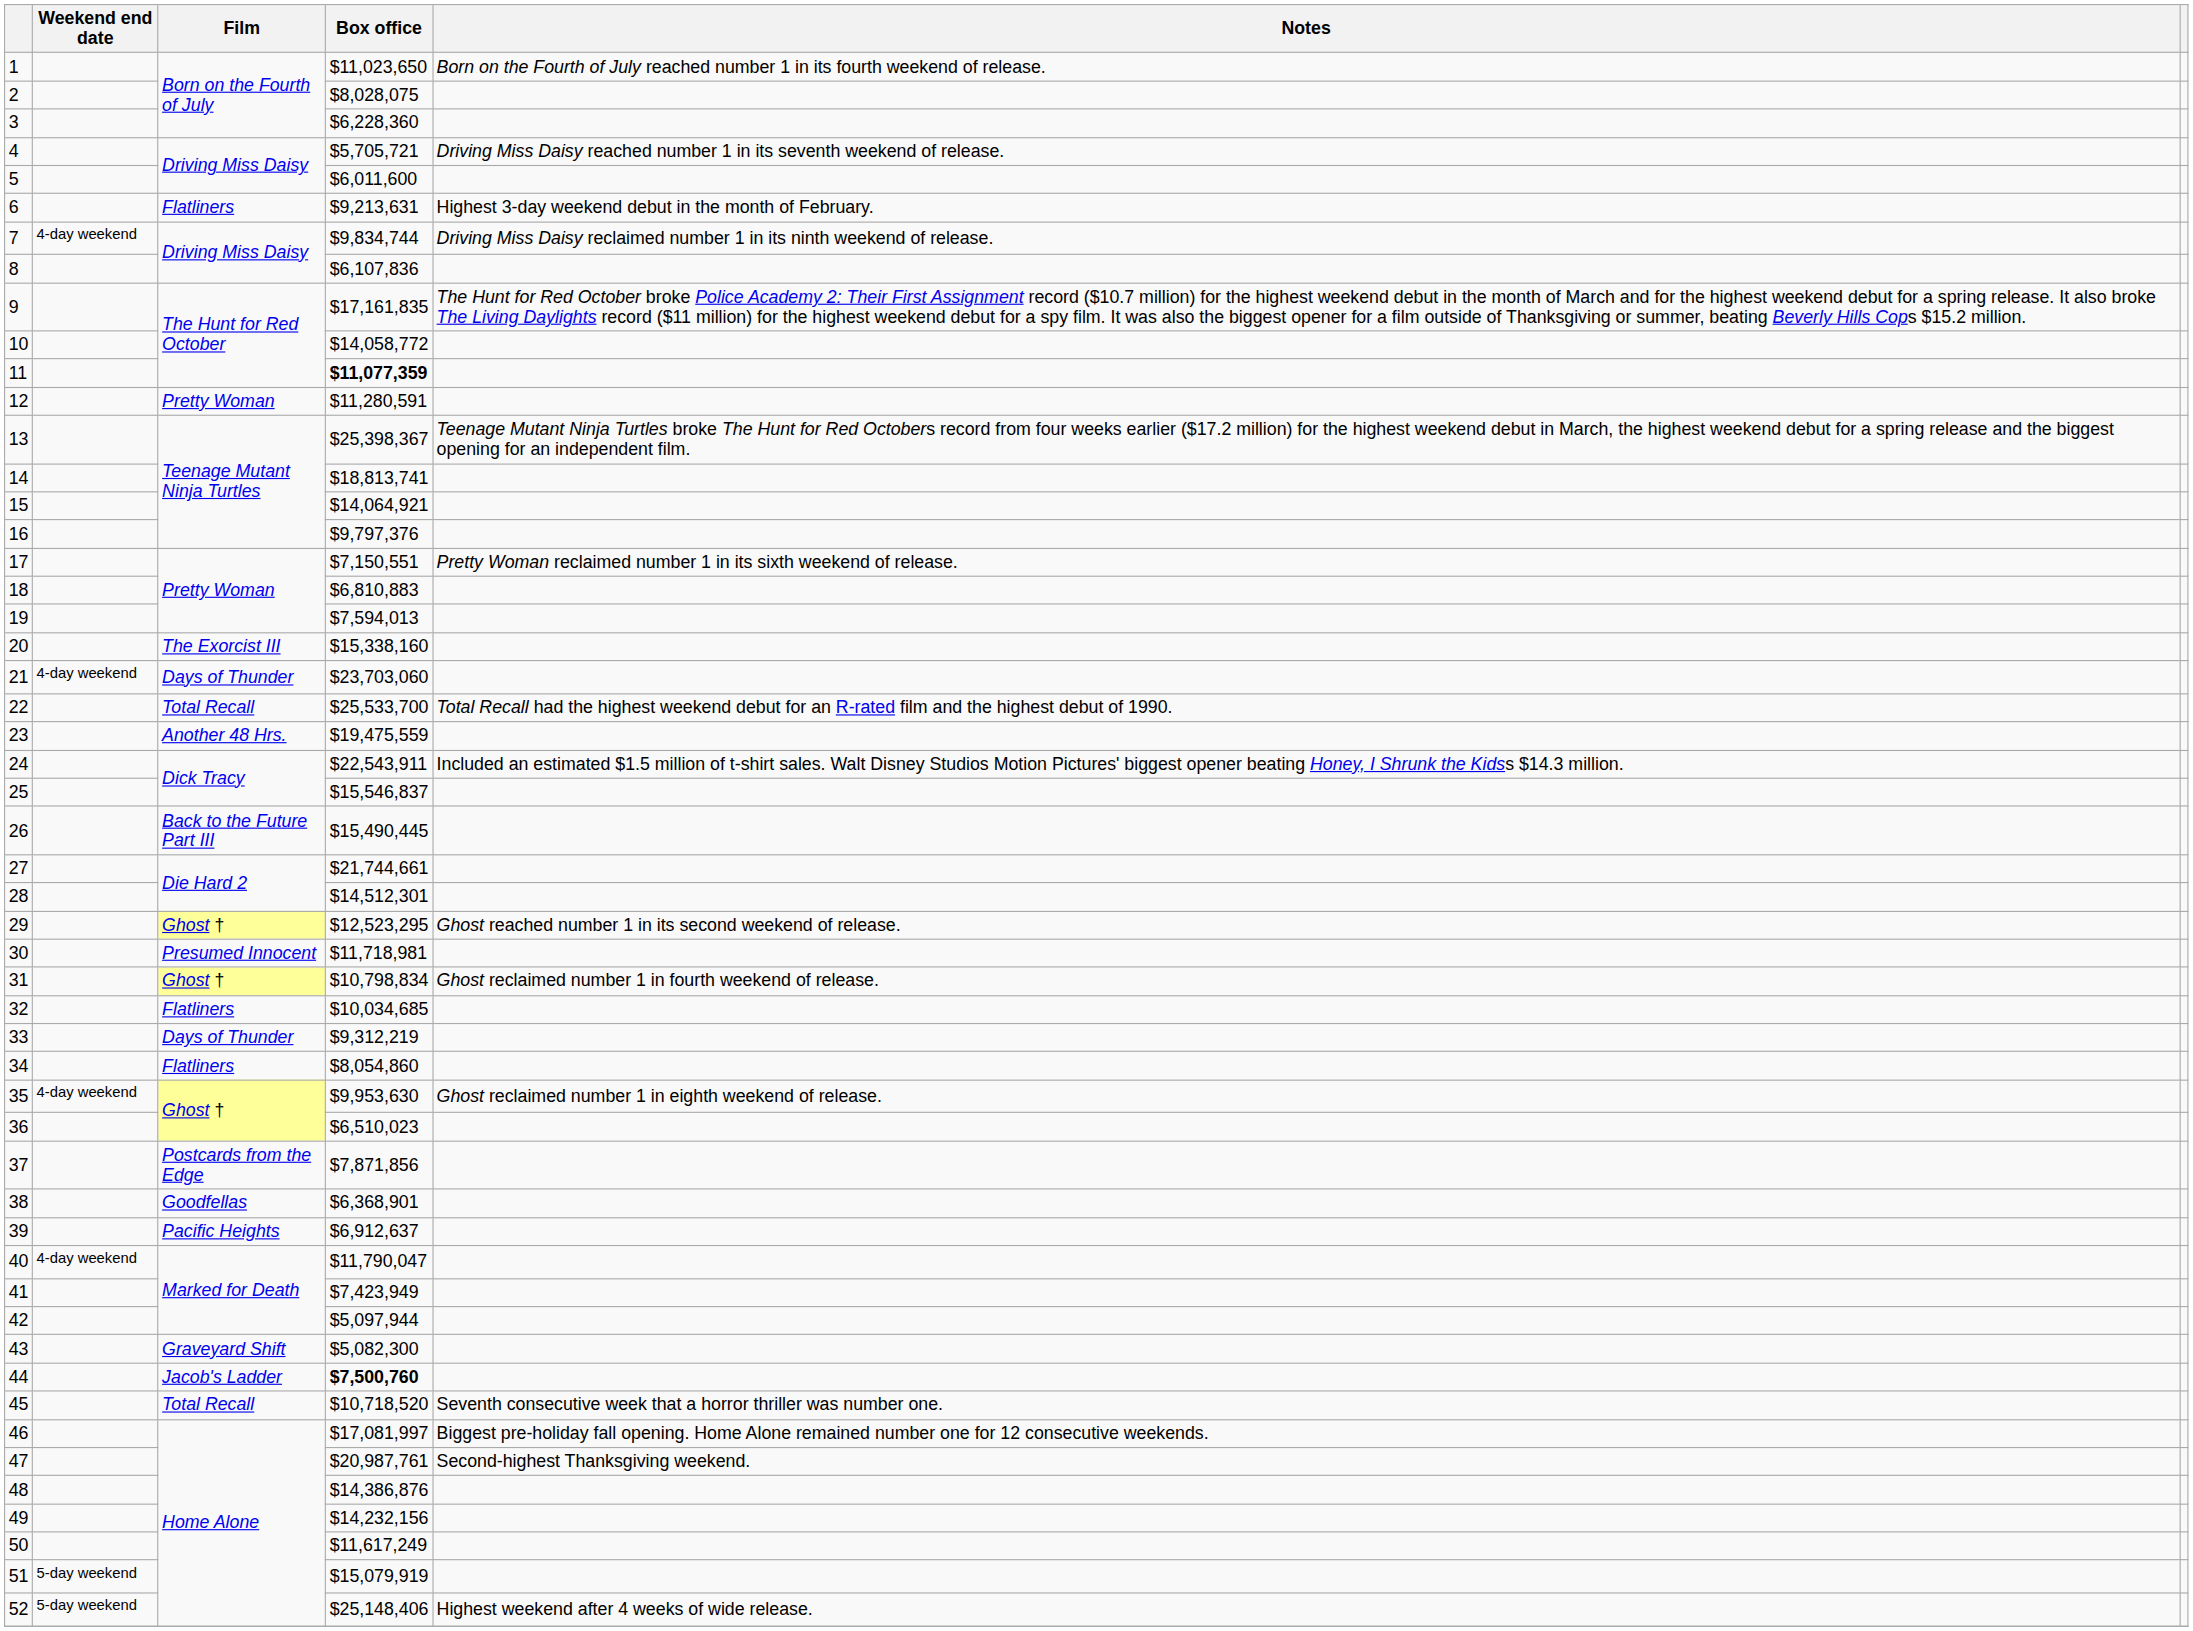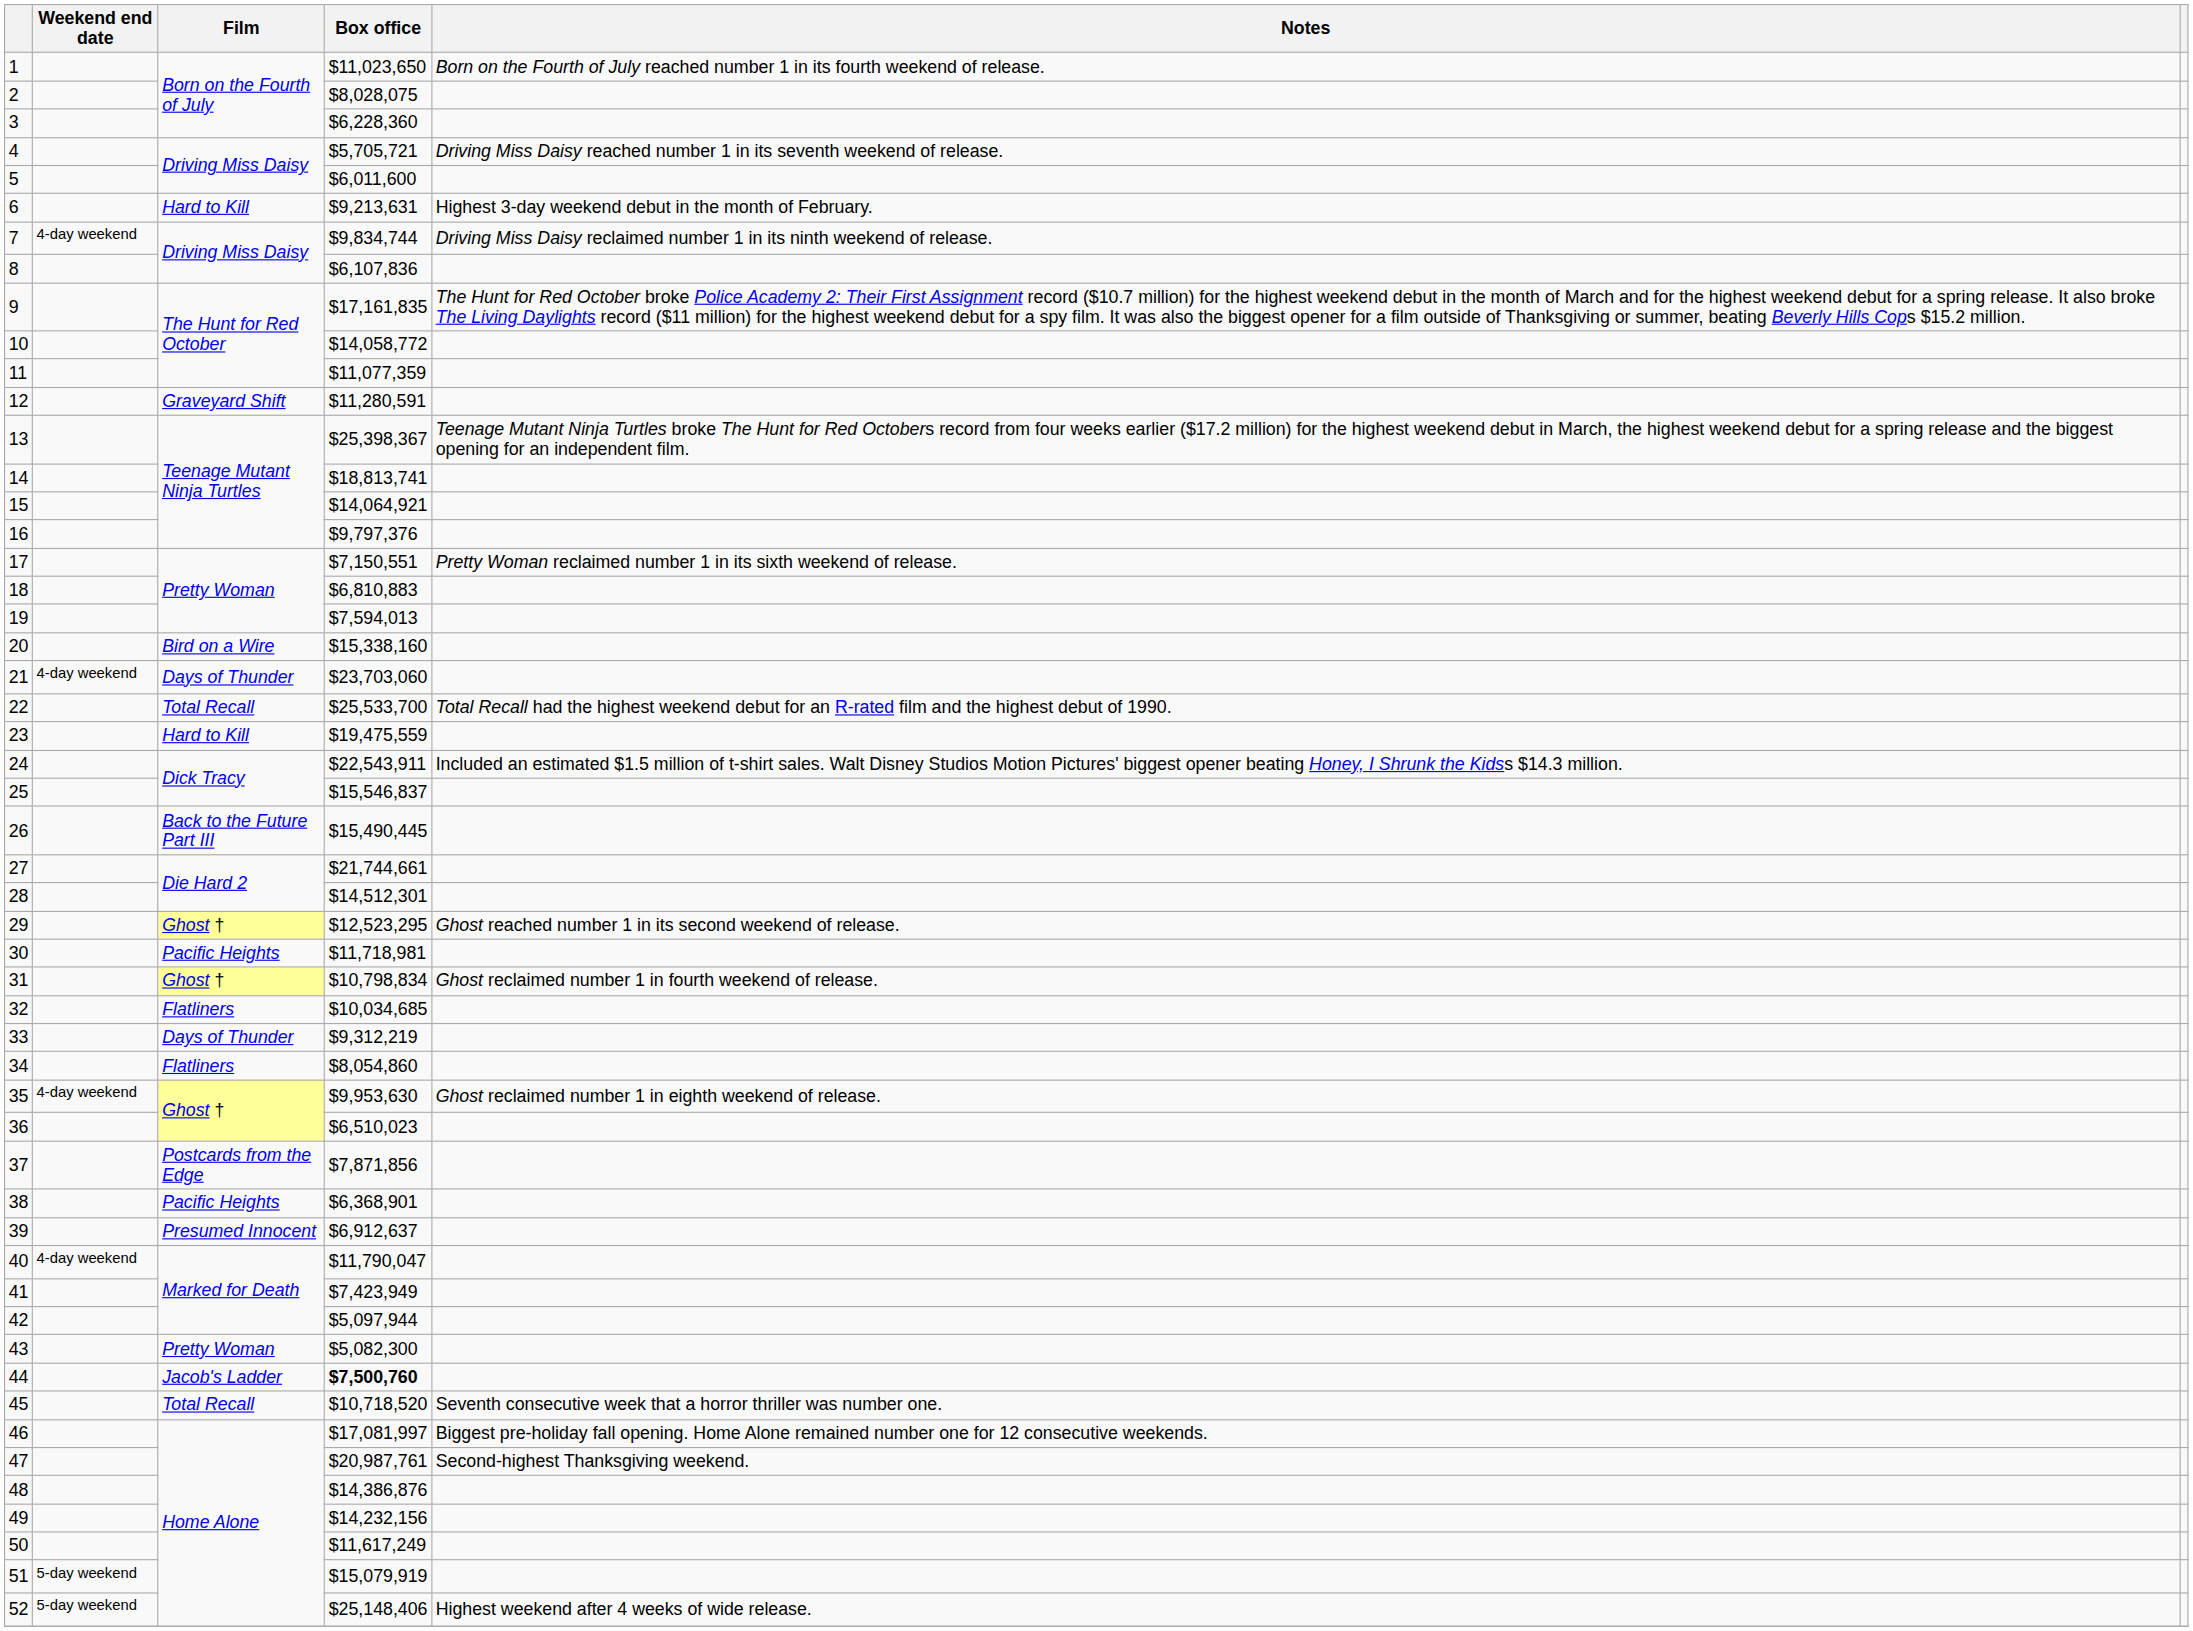(198, 207) Flatliners -> (206, 207) Hard to Kill
(379, 373) bold -> (377, 373) normal
(218, 401) Pretty Woman -> (224, 401) Graveyard Shift
(221, 646) The Exorcist III -> (218, 646) Bird on a Wire
(224, 735) Another 48 Hrs. -> (206, 735) Hard to Kill
(239, 953) Presumed Innocent -> (221, 953) Pacific Heights
(205, 1203) Goodfellas -> (221, 1203) Pacific Heights
(221, 1231) Pacific Heights -> (239, 1231) Presumed Innocent
(224, 1348) Graveyard Shift -> (218, 1348) Pretty Woman
